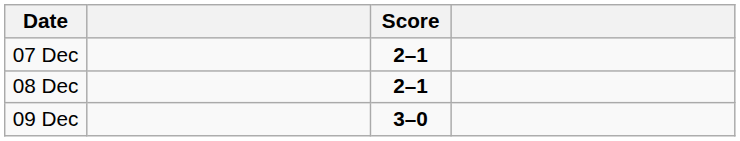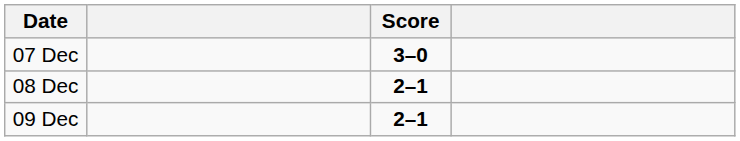(411, 54) 2–1 -> (411, 54) 3–0
(411, 120) 3–0 -> (411, 120) 2–1
